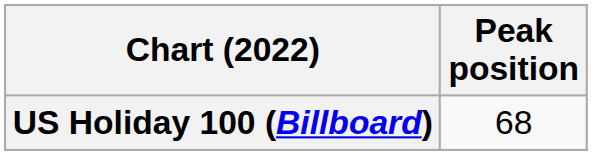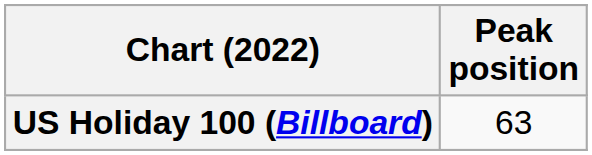(514, 122) 68 -> (514, 122) 63
